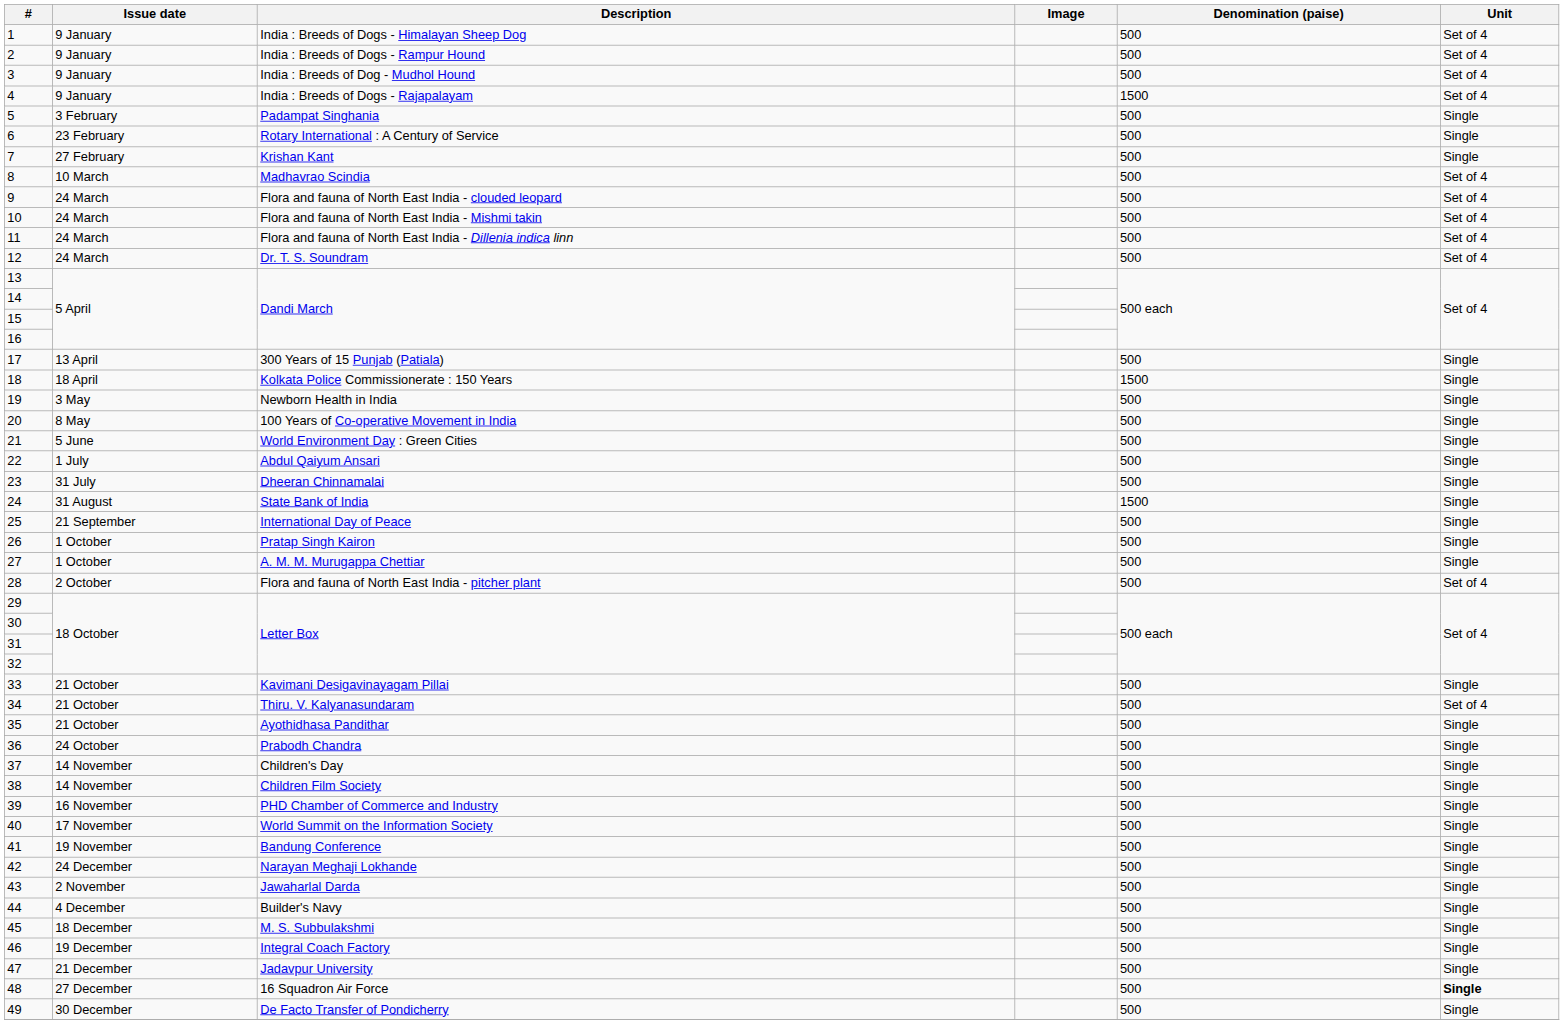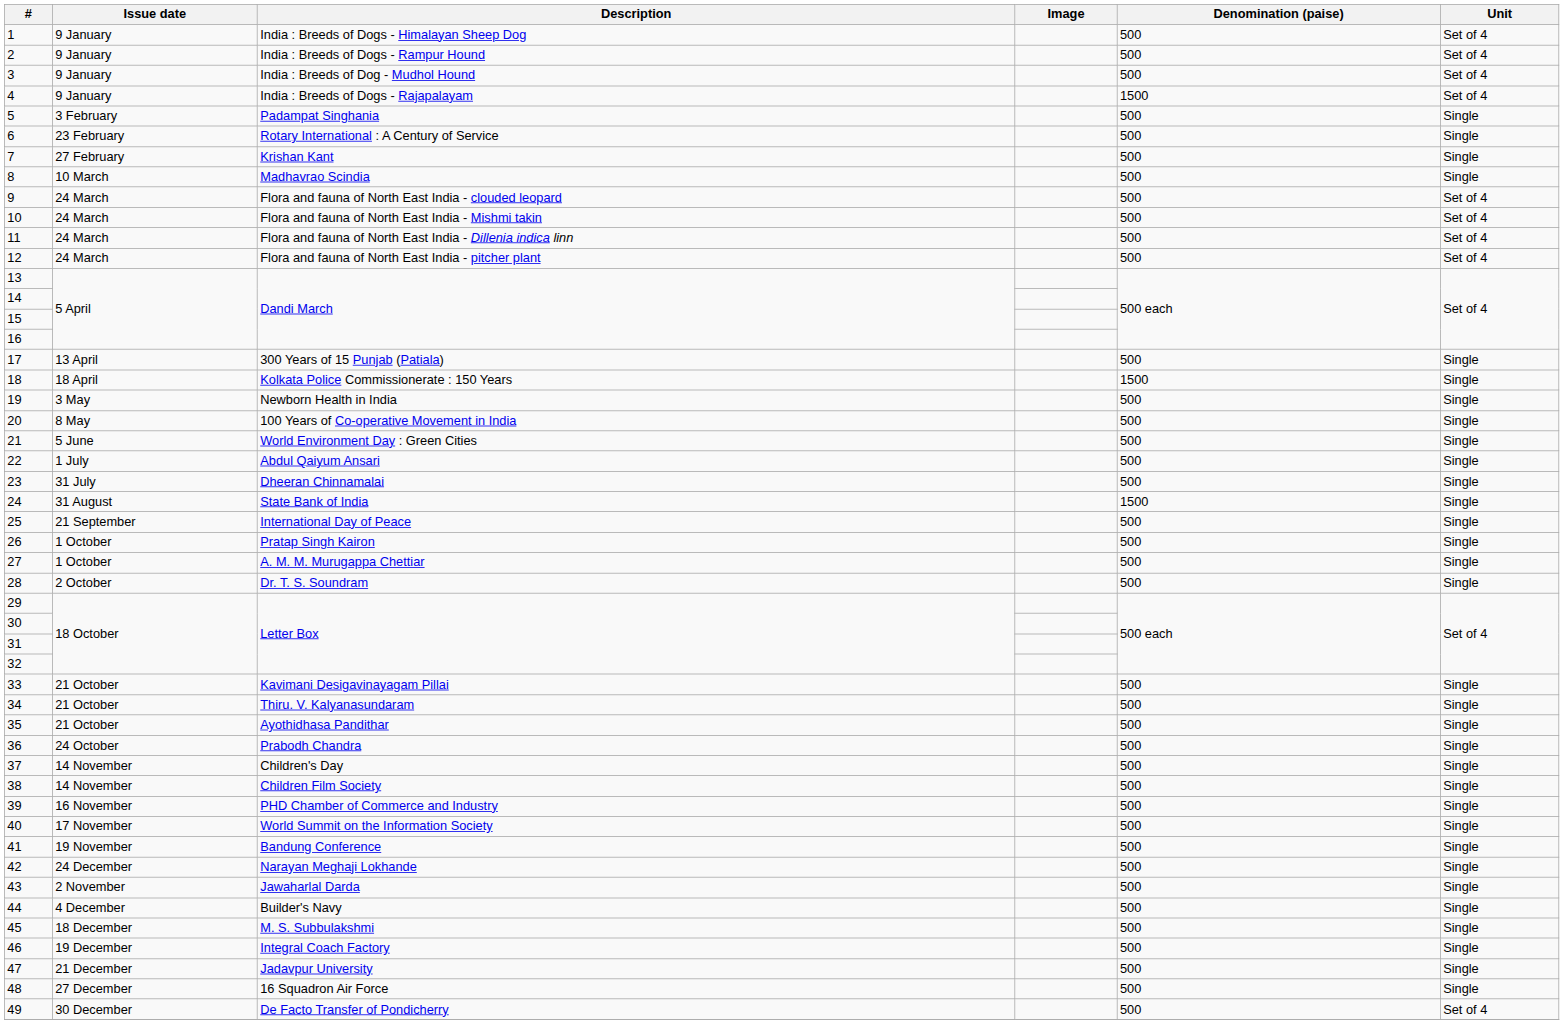(1465, 177) Set of 4 -> (1461, 177) Single
(314, 258) Dr. T. S. Soundram -> (400, 258) Flora and fauna of North East India - pitcher plant
(400, 583) Flora and fauna of North East India - pitcher plant -> (314, 583) Dr. T. S. Soundram
(1465, 583) Set of 4 -> (1461, 583) Single
(1465, 704) Set of 4 -> (1461, 704) Single
(1462, 989) bold -> (1461, 989) normal
(1461, 1009) Single -> (1465, 1009) Set of 4
